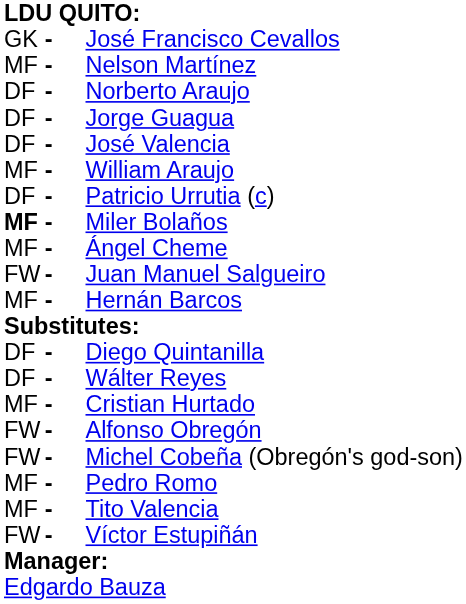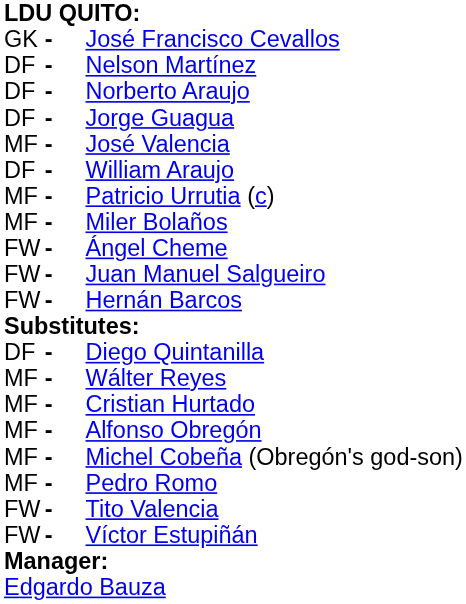(21, 65) MF -> (20, 65) DF
(20, 143) DF -> (21, 143) MF
(21, 170) MF -> (20, 170) DF
(20, 196) DF -> (21, 196) MF
(21, 222) bold -> (21, 222) normal
(21, 248) MF -> (22, 248) FW
(21, 300) MF -> (22, 300) FW
(20, 378) DF -> (21, 378) MF
(22, 430) FW -> (21, 430) MF
(22, 456) FW -> (21, 456) MF
(21, 509) MF -> (22, 509) FW
